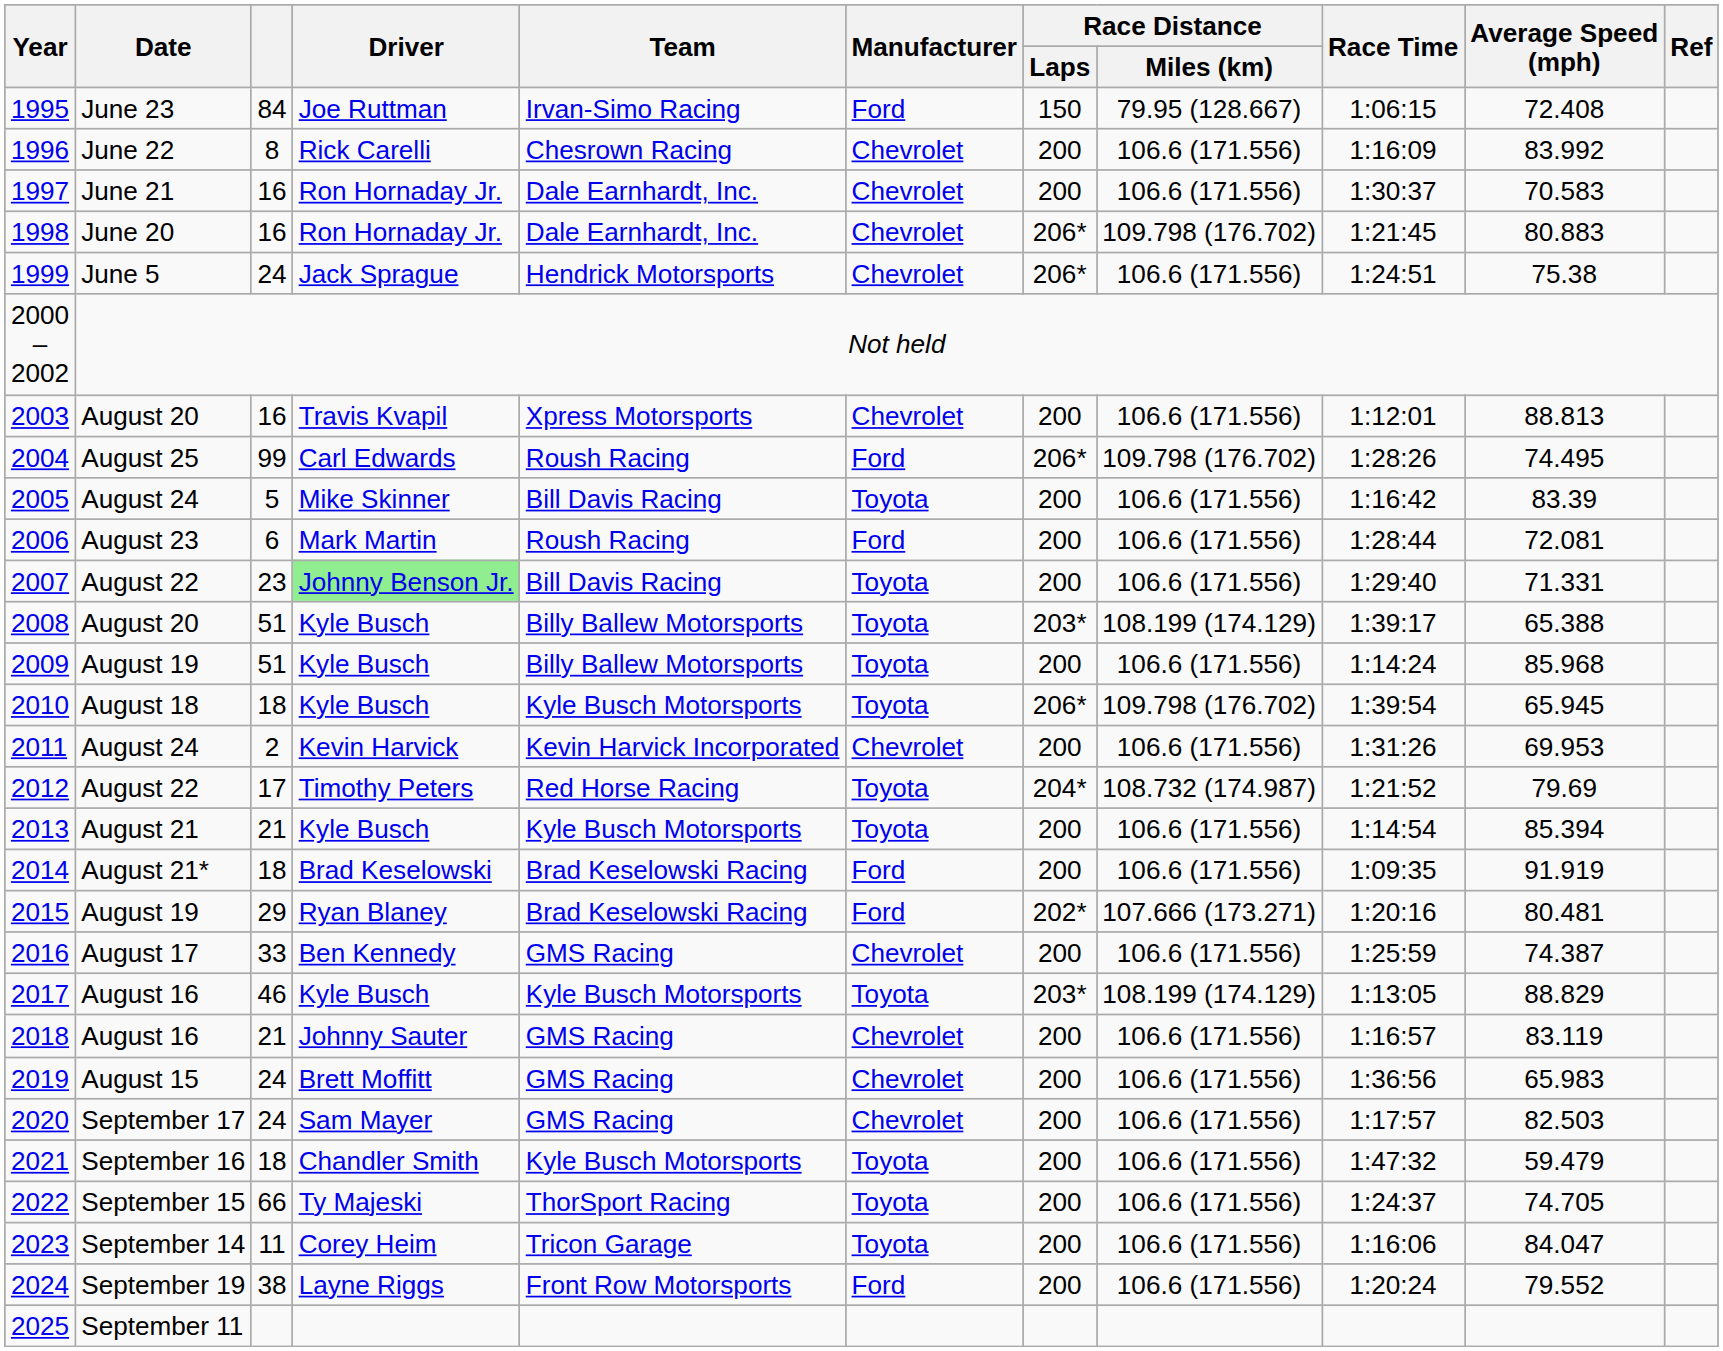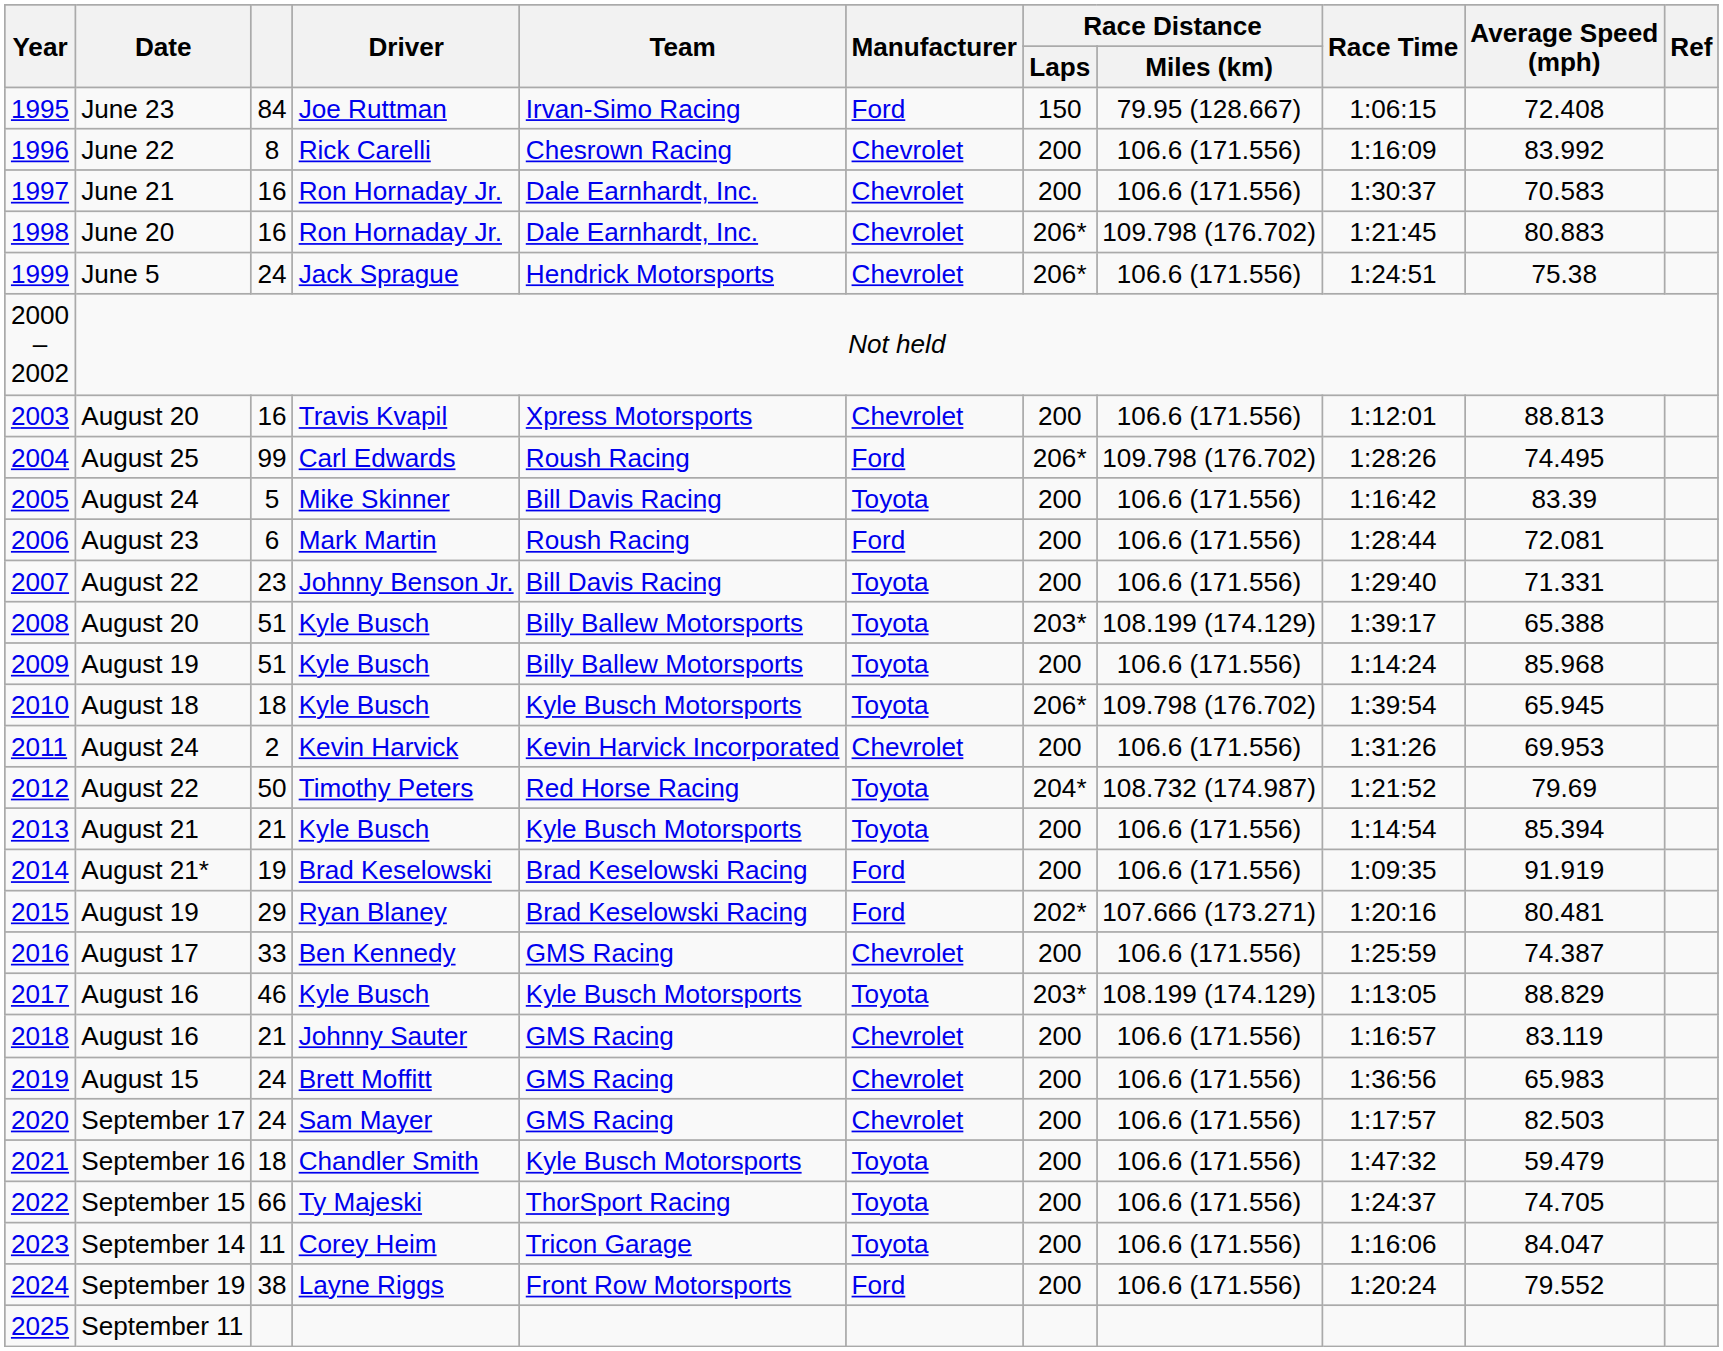(406, 581) lightgreen background -> (406, 581) no background
(272, 788) 17 -> (272, 788) 50
(272, 871) 18 -> (272, 871) 19
